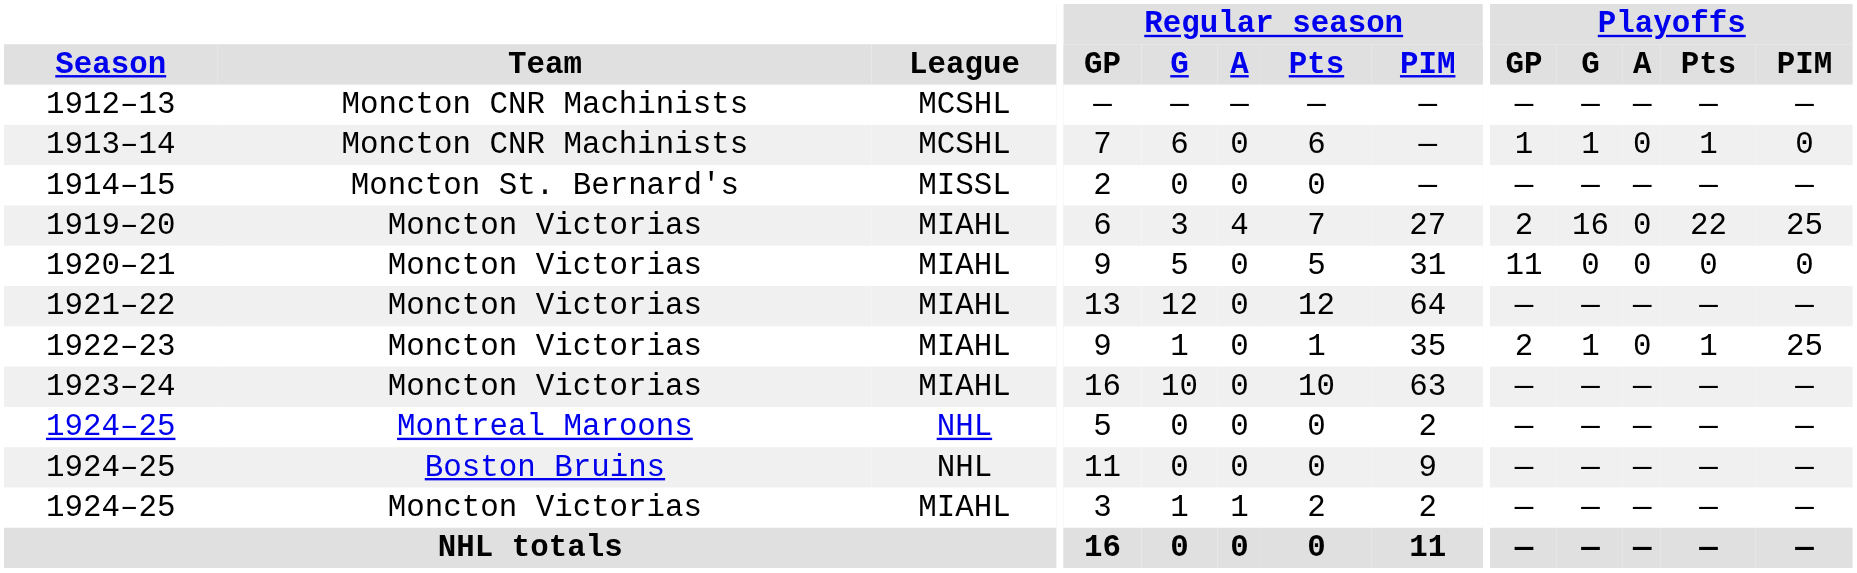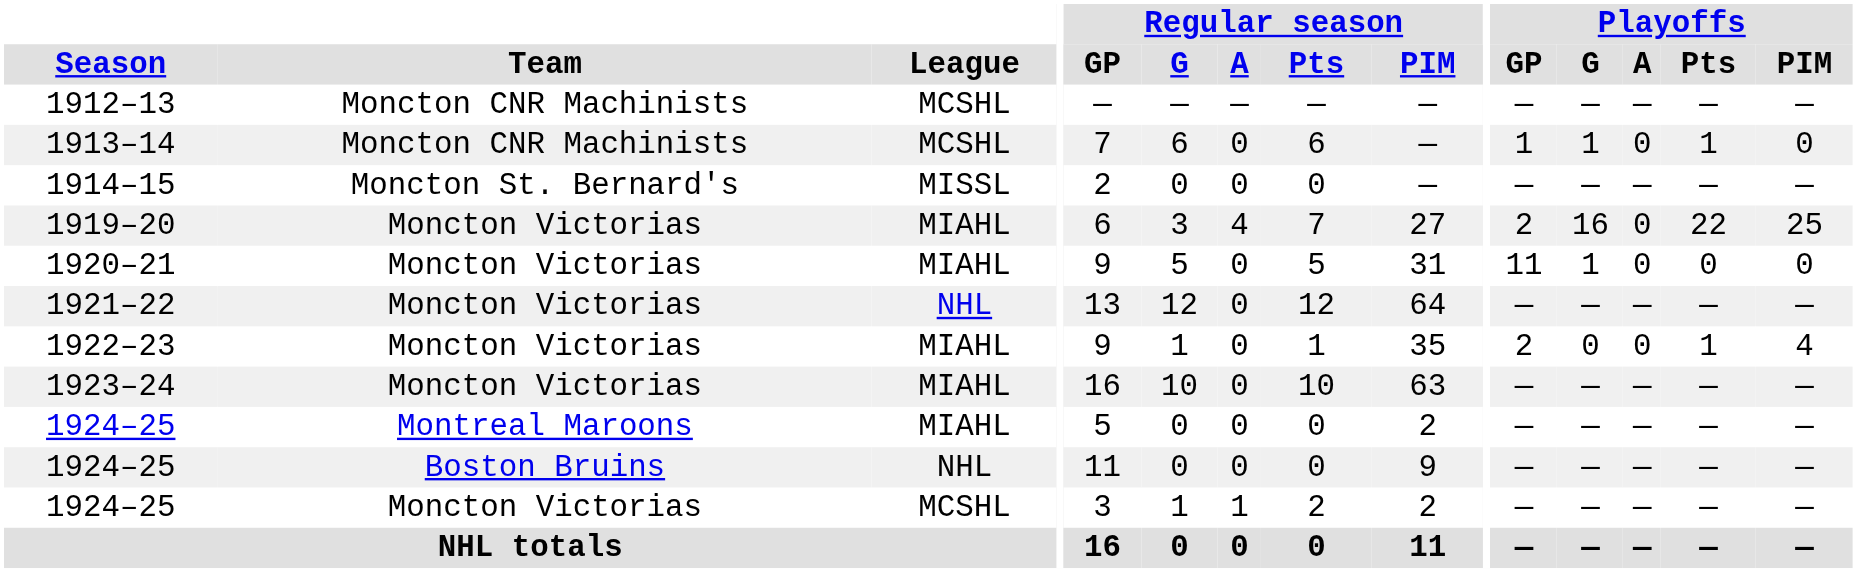(1590, 266) 0 -> (1590, 266) 1
(964, 306) MIAHL -> (964, 306) NHL
(1590, 346) 1 -> (1590, 346) 0
(1805, 346) 25 -> (1805, 346) 4
(964, 427) NHL -> (964, 427) MIAHL
(964, 508) MIAHL -> (964, 508) MCSHL
